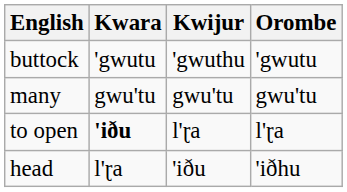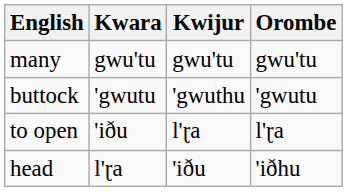rows swapped: (44, 58) <-> (35, 95)
(113, 131) bold -> (111, 131) normal
